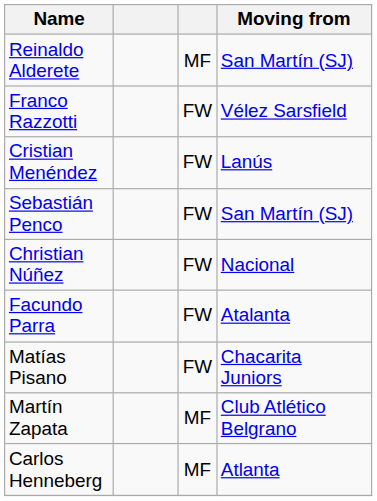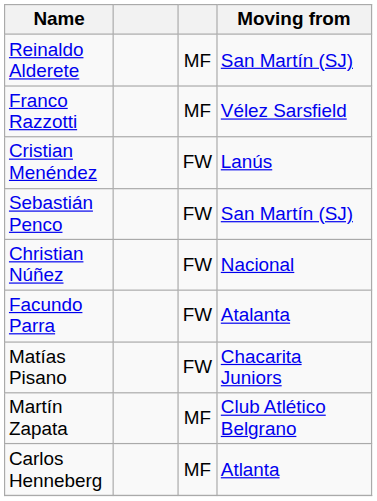(197, 111) FW -> (197, 111) MF
